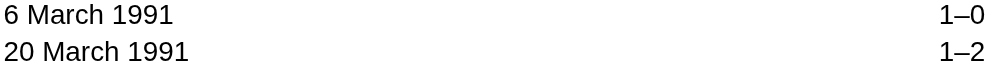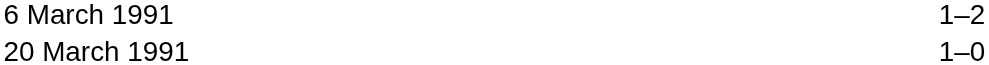(962, 14) 1–0 -> (962, 14) 1–2
(962, 51) 1–2 -> (962, 51) 1–0
